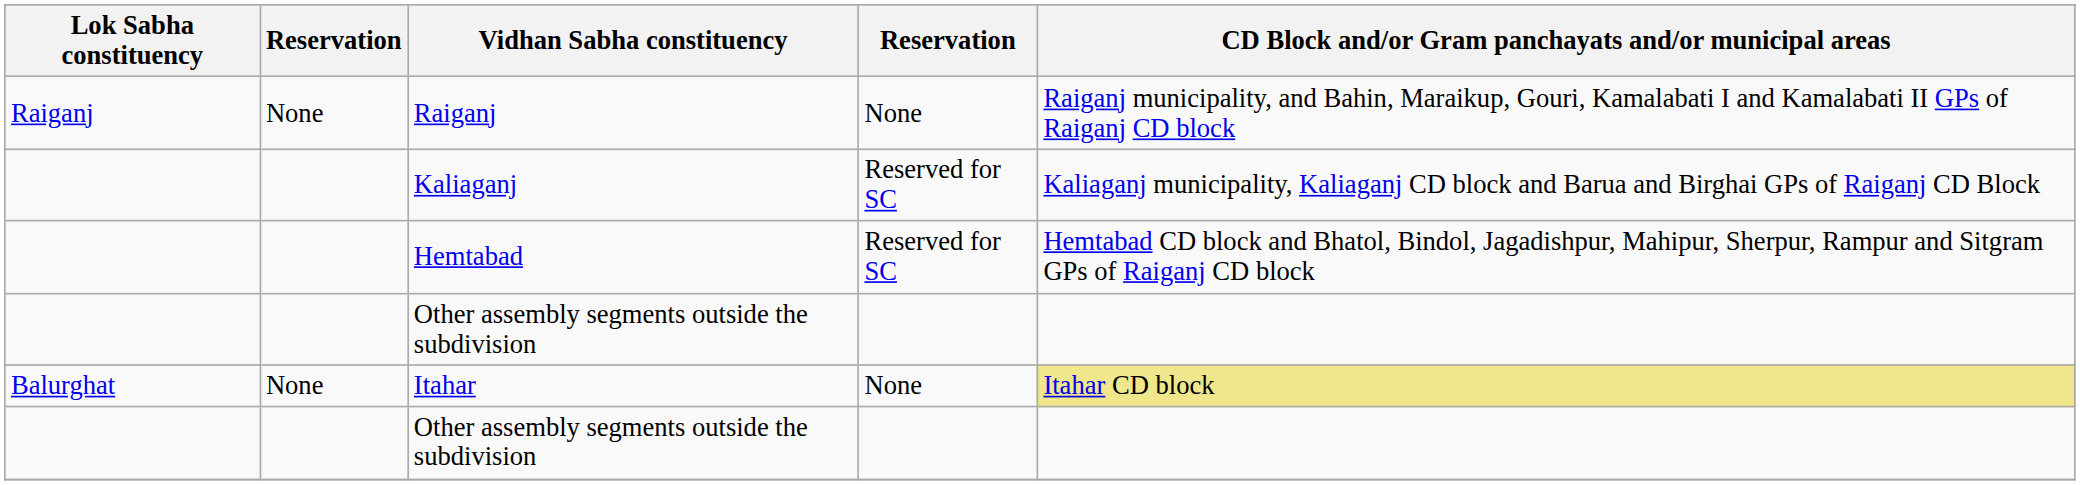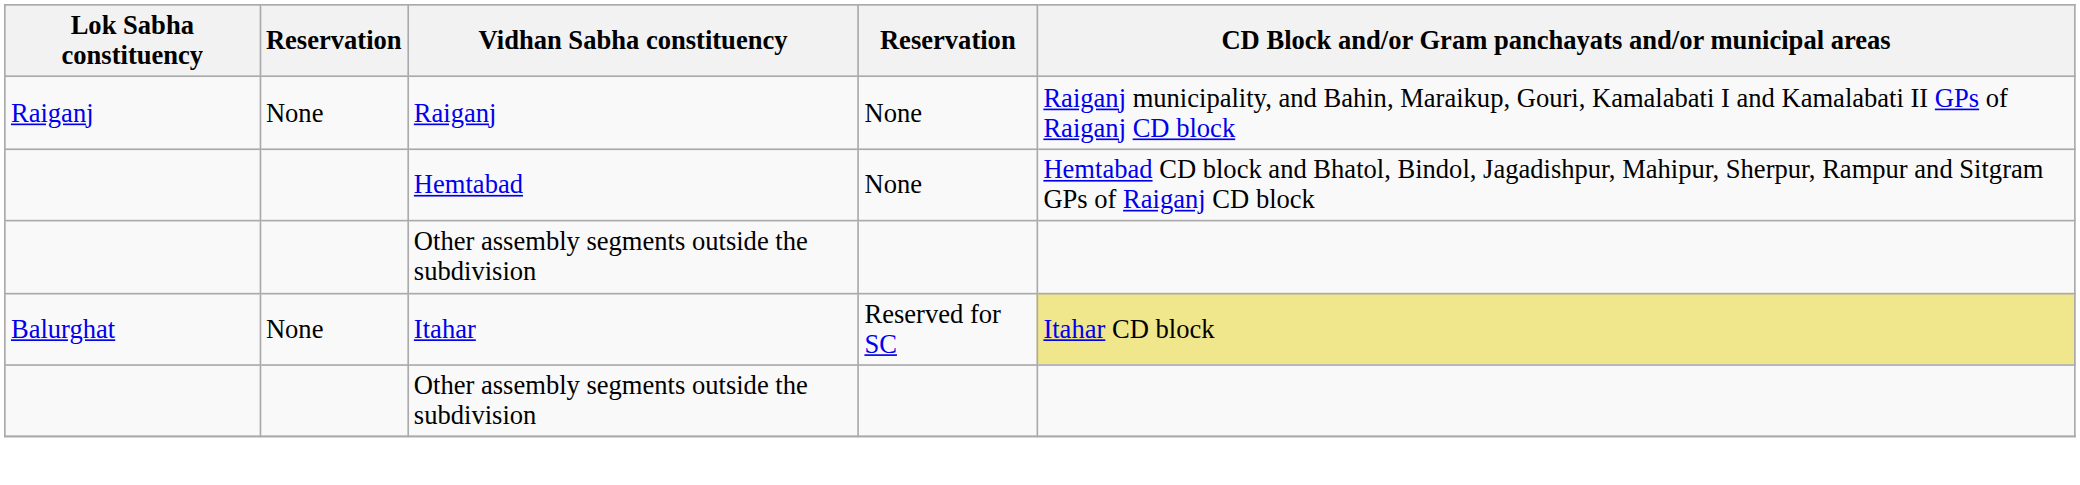- row: (132, 185)
(933, 256) Reserved for SC -> (893, 184) None
(893, 385) None -> (933, 328) Reserved for SC
